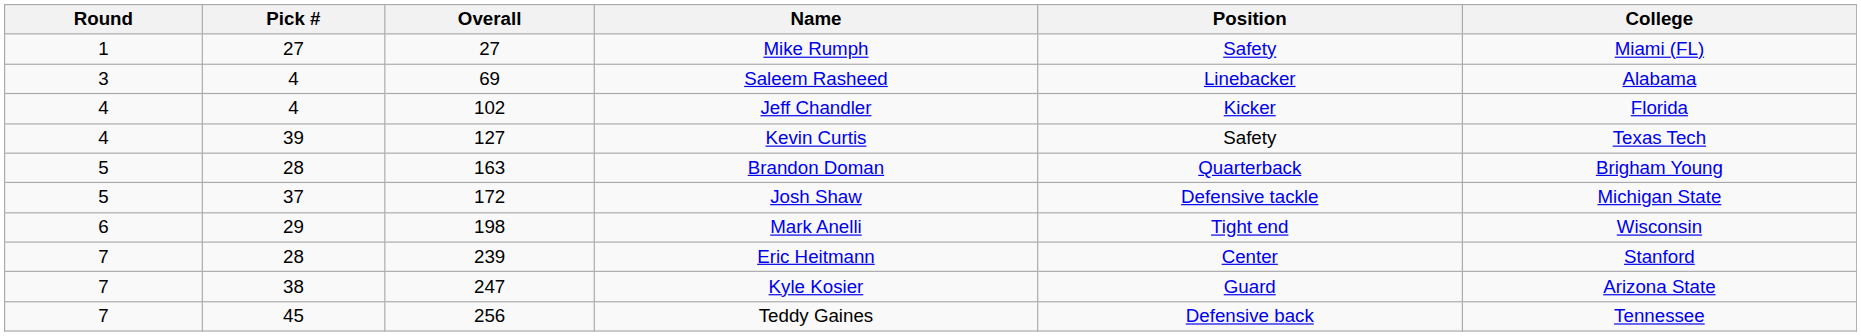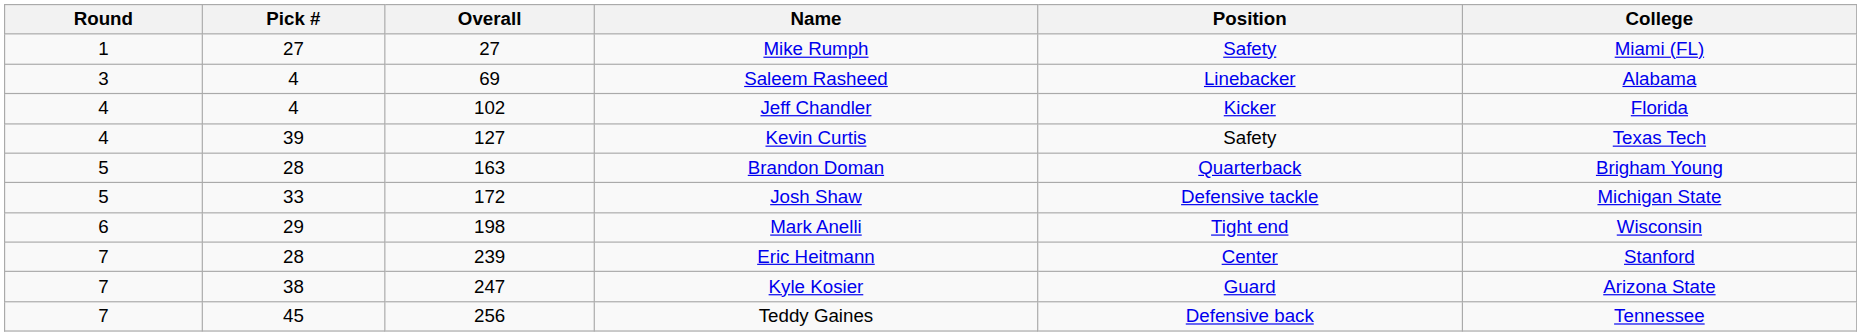(293, 197) 37 -> (293, 197) 33
